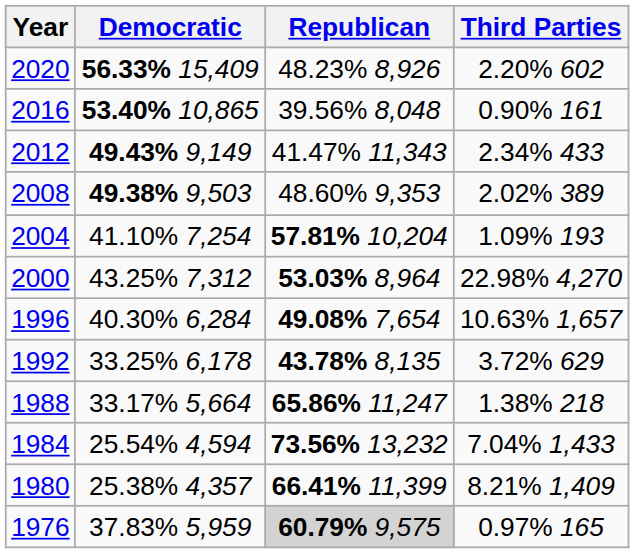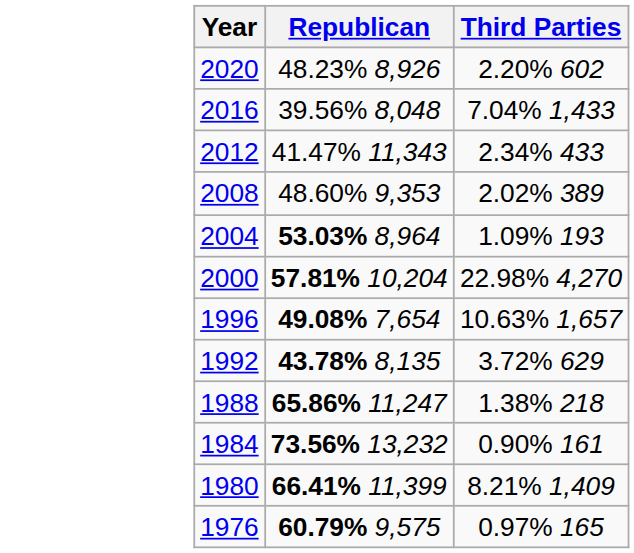- column: (170, 27)
(541, 110) 0.90% 161 -> (541, 110) 7.04% 1,433
(359, 235) 57.81% 10,204 -> (359, 235) 53.03% 8,964
(359, 277) 53.03% 8,964 -> (359, 277) 57.81% 10,204
(541, 443) 7.04% 1,433 -> (541, 443) 0.90% 161
(359, 526) lightgrey background -> (359, 526) no background
